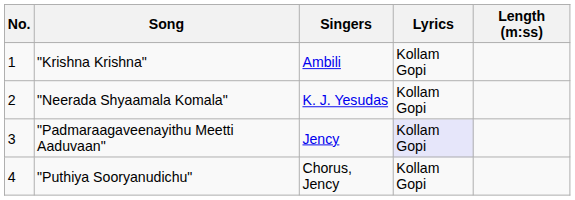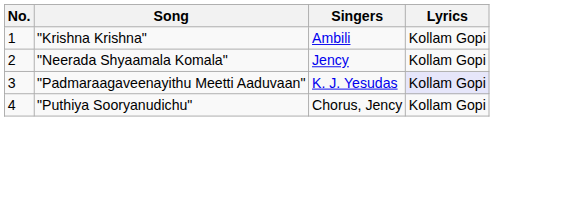- column: (522, 24)
(345, 100) K. J. Yesudas -> (330, 61) Jency
(321, 138) Jency -> (355, 83) K. J. Yesudas
